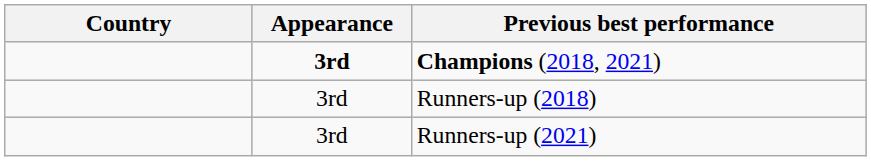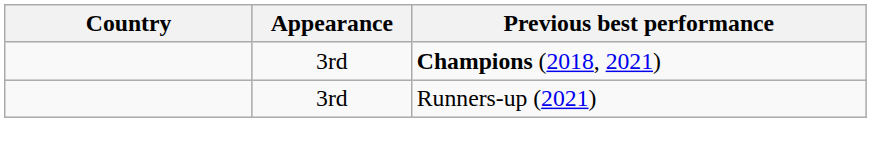(332, 60) bold -> (332, 60) normal
- row: (507, 98)
